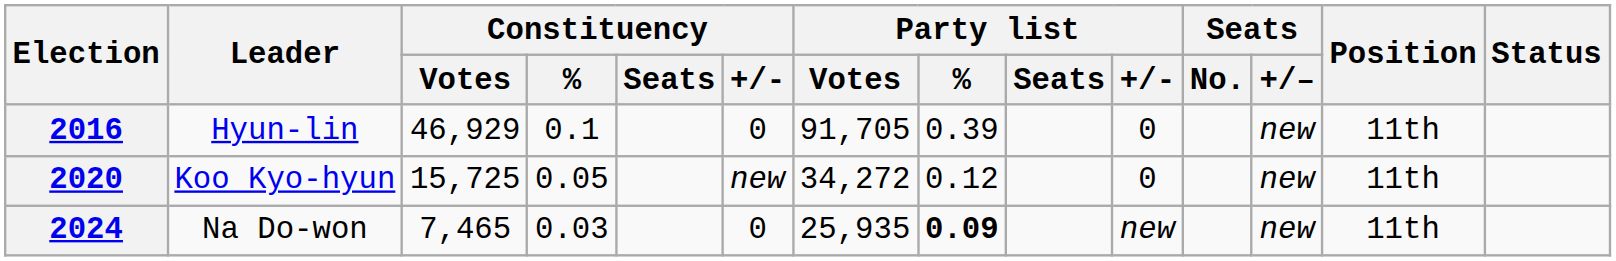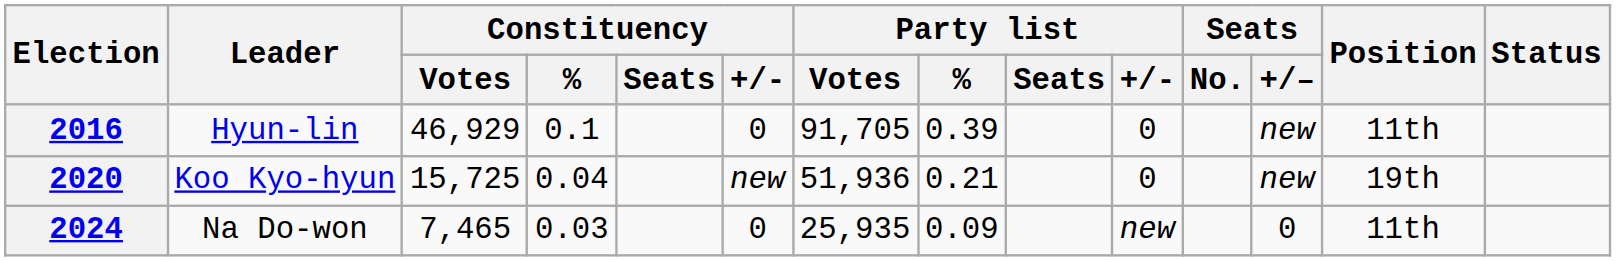(572, 180) 0.05 -> (572, 180) 0.04
(855, 180) 34,272 -> (855, 180) 51,936
(962, 180) 0.12 -> (962, 180) 0.21
(1403, 180) 11th -> (1403, 180) 19th
(962, 230) bold -> (962, 230) normal
(1287, 230) new -> (1287, 230) 0
